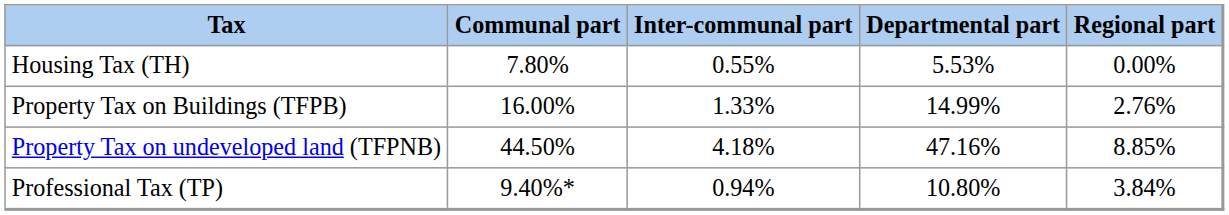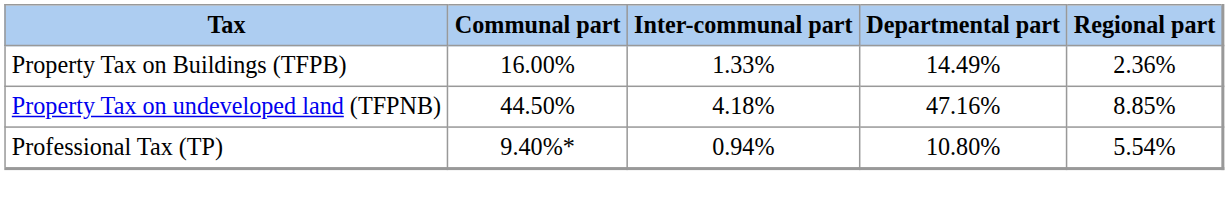- row: (101, 65)
(963, 106) 14.99% -> (963, 65) 14.49%
(1145, 106) 2.76% -> (1145, 65) 2.36%
(1145, 187) 3.84% -> (1145, 147) 5.54%
